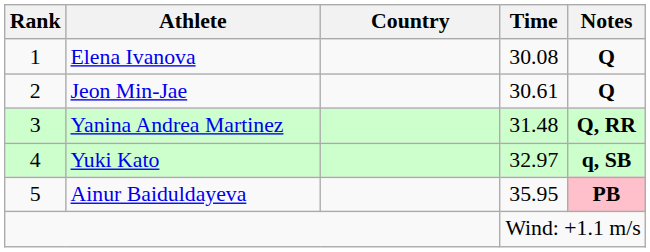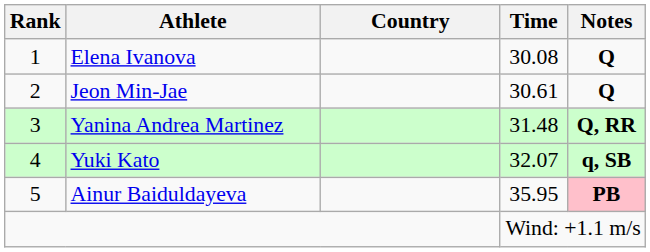(534, 159) 32.97 -> (534, 159) 32.07
